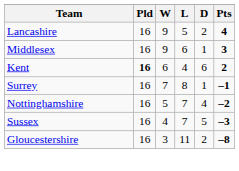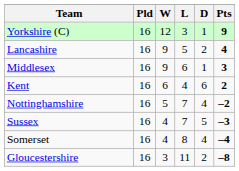+ row: (38, 31)
(145, 67) bold -> (145, 85) normal
- row: (22, 85)
+ row: (28, 139)
